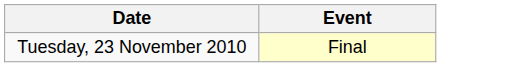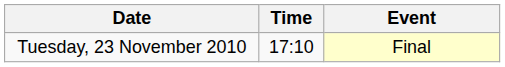+ column: (291, 18)
